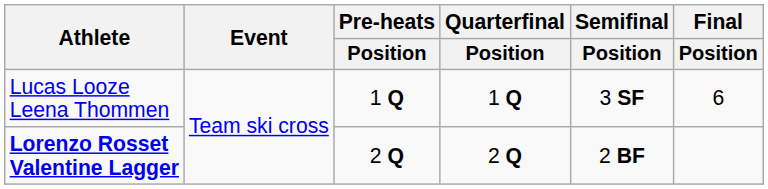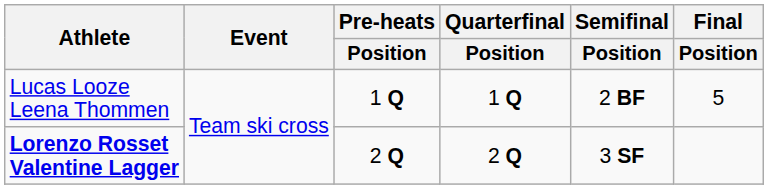(622, 99) 3 SF -> (622, 99) 2 BF
(718, 99) 6 -> (718, 99) 5
(622, 156) 2 BF -> (622, 156) 3 SF
